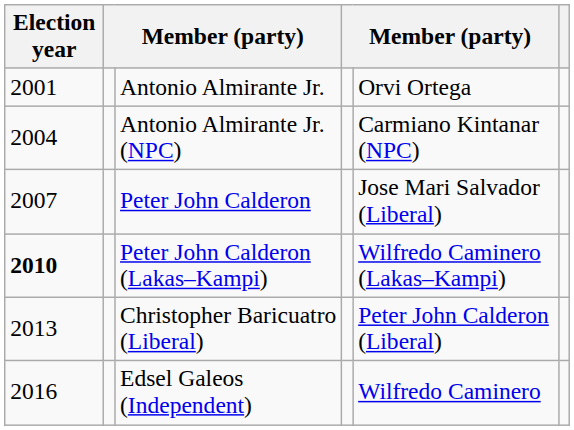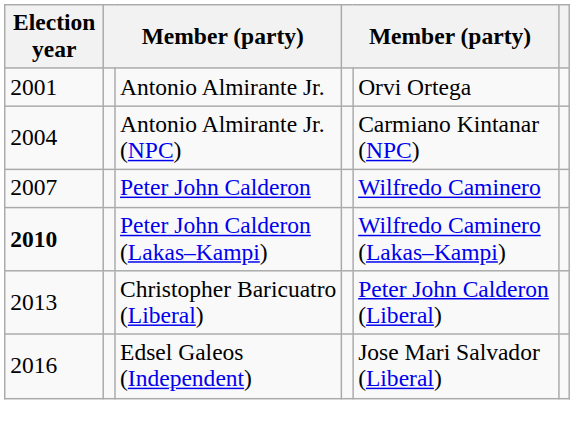(449, 201) Jose Mari Salvador (Liberal) -> (449, 187) Wilfredo Caminero
(449, 392) Wilfredo Caminero -> (449, 366) Jose Mari Salvador (Liberal)
